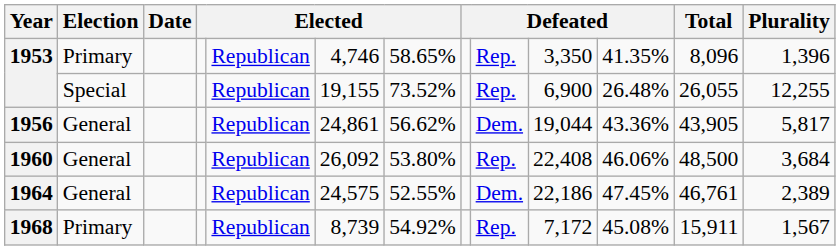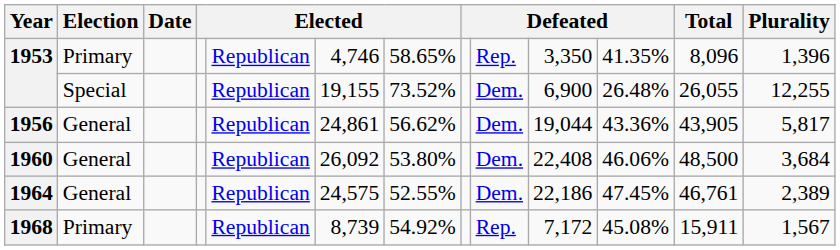(496, 90) Rep. -> (499, 90) Dem.
(496, 158) Rep. -> (499, 158) Dem.
